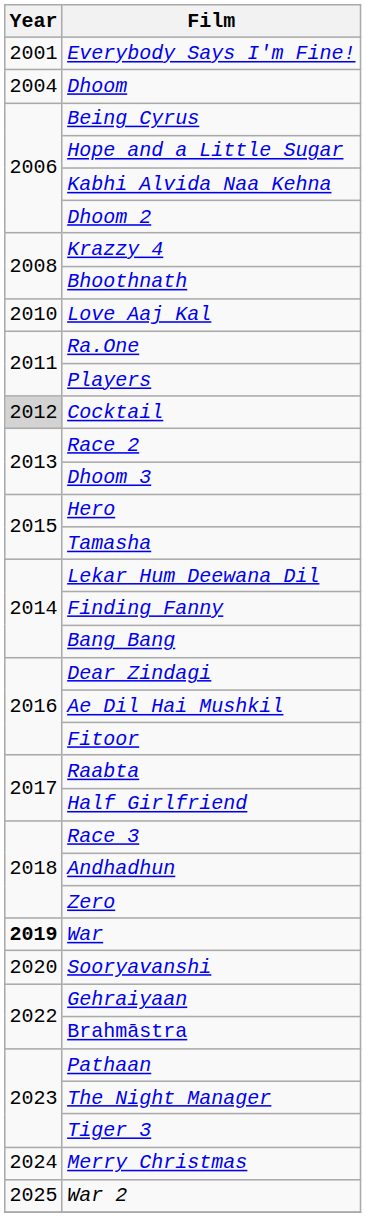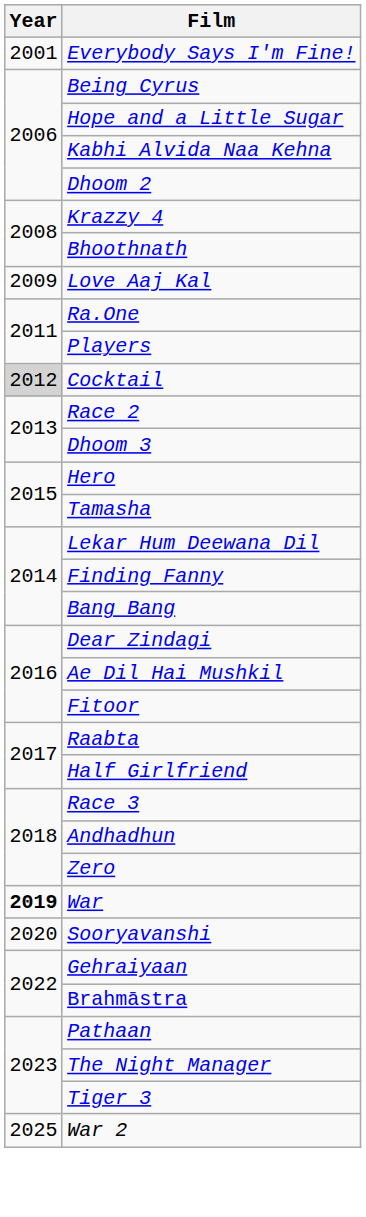- row: (97, 86)
(34, 315) 2010 -> (34, 282) 2009
- row: (157, 1163)
